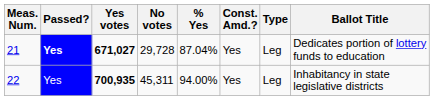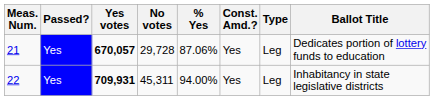(53, 50) bold -> (52, 50) normal
(115, 50) 671,027 -> (115, 50) 670,057
(199, 50) 87.04% -> (199, 50) 87.06%
(115, 80) 700,935 -> (115, 80) 709,931
